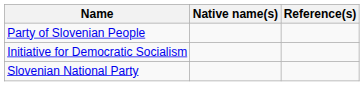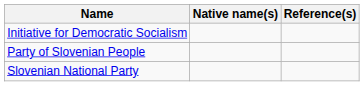rows swapped: (97, 52) <-> (76, 33)
